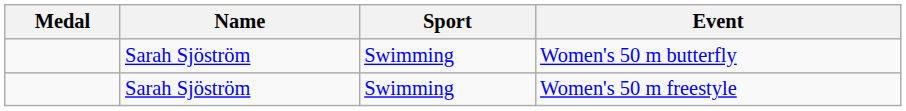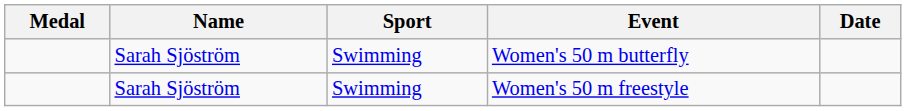+ column: (860, 21)
